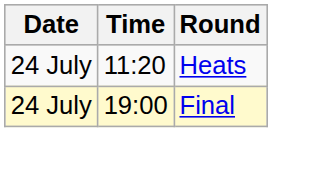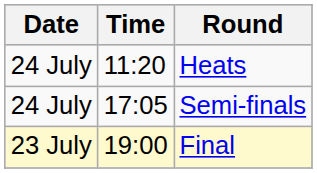+ row: (243, 106)
(51, 106) 24 July -> (51, 146) 23 July
